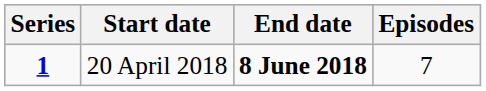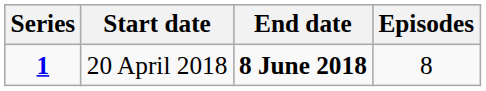(426, 64) 7 -> (426, 64) 8
